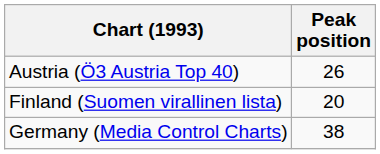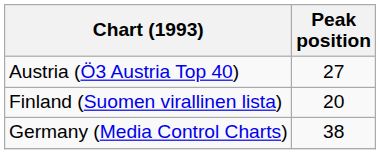(334, 71) 26 -> (334, 71) 27
